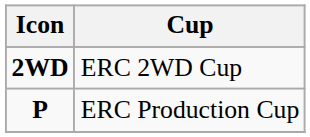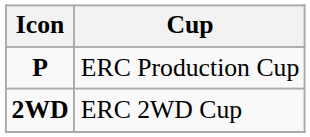rows swapped: (40, 67) <-> (40, 110)
